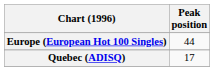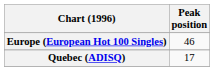(189, 41) 44 -> (189, 41) 46
